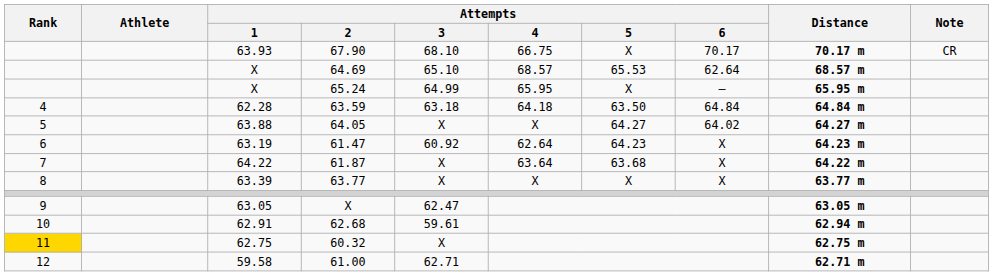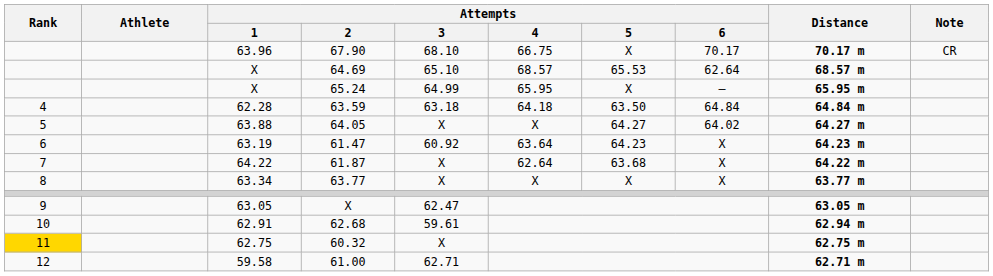(254, 51) 63.93 -> (254, 51) 63.96
(535, 144) 62.64 -> (535, 144) 63.64
(535, 163) 63.64 -> (535, 163) 62.64
(254, 182) 63.39 -> (254, 182) 63.34
